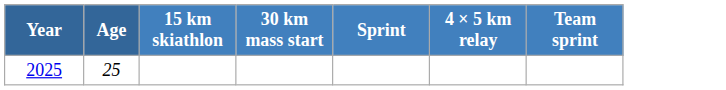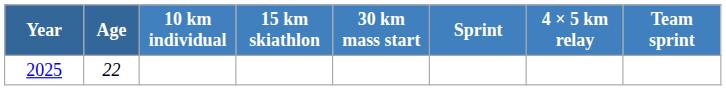+ column: (188, 30)
(111, 70) 25 -> (111, 70) 22
